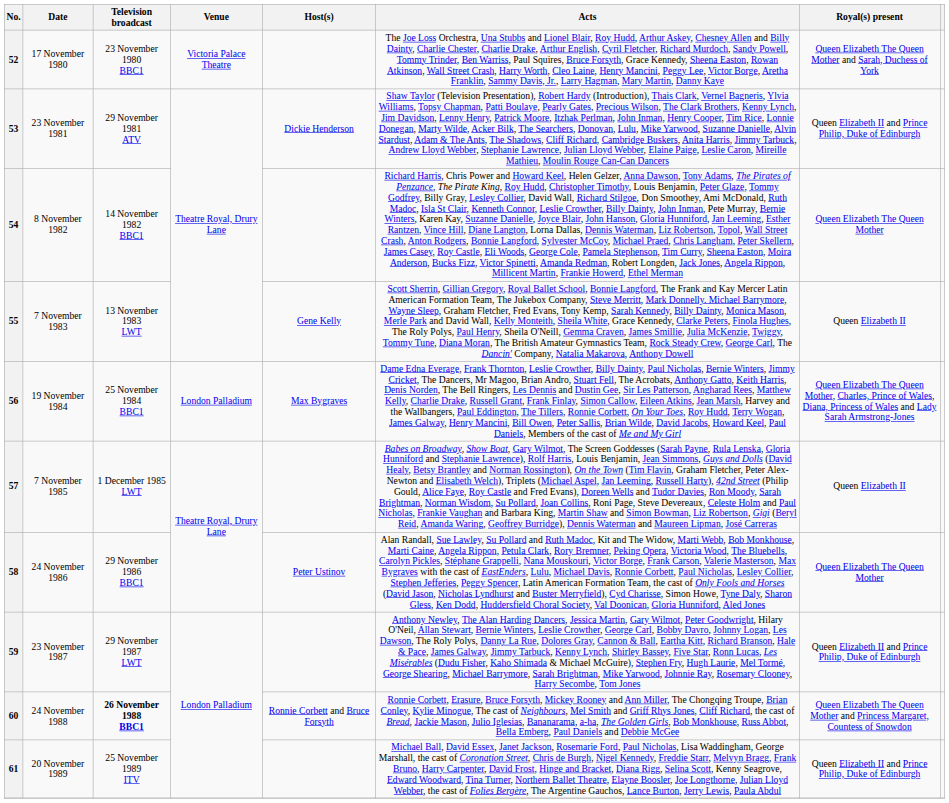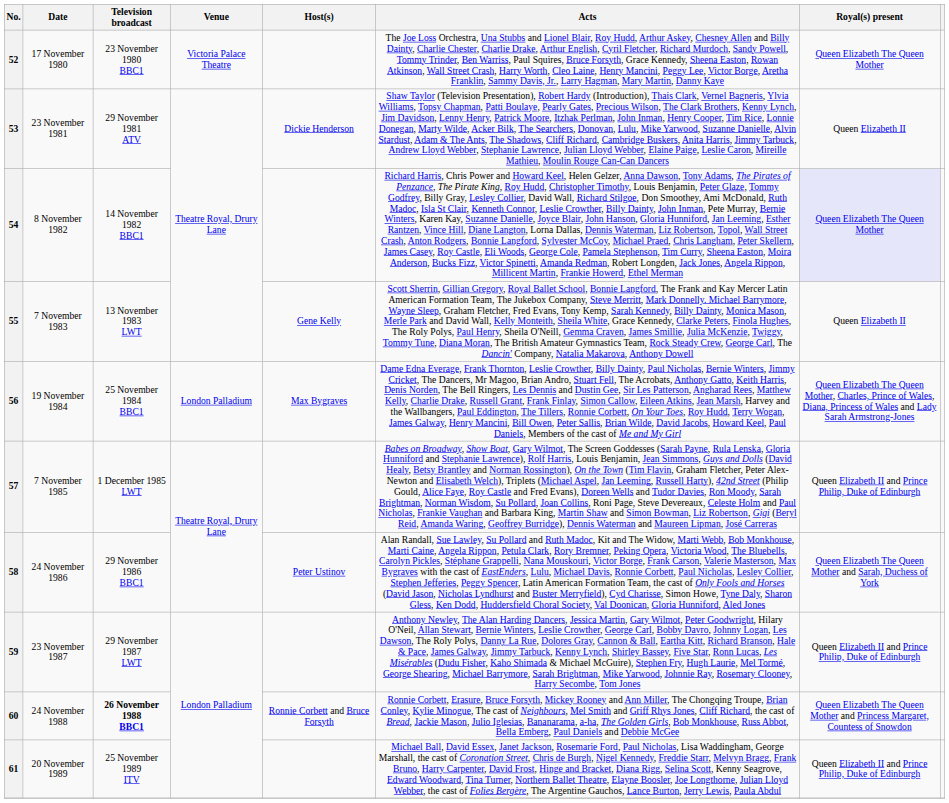(870, 59) Queen Elizabeth The Queen Mother and Sarah, Duchess of York -> (870, 59) Queen Elizabeth The Queen Mother
(870, 128) Queen Elizabeth II and Prince Philip, Duke of Edinburgh -> (870, 128) Queen Elizabeth II
(870, 225) no background -> (870, 225) lavender background
(870, 486) Queen Elizabeth II -> (870, 486) Queen Elizabeth II and Prince Philip, Duke of Edinburgh
(870, 572) Queen Elizabeth The Queen Mother -> (870, 572) Queen Elizabeth The Queen Mother and Sarah, Duchess of York
